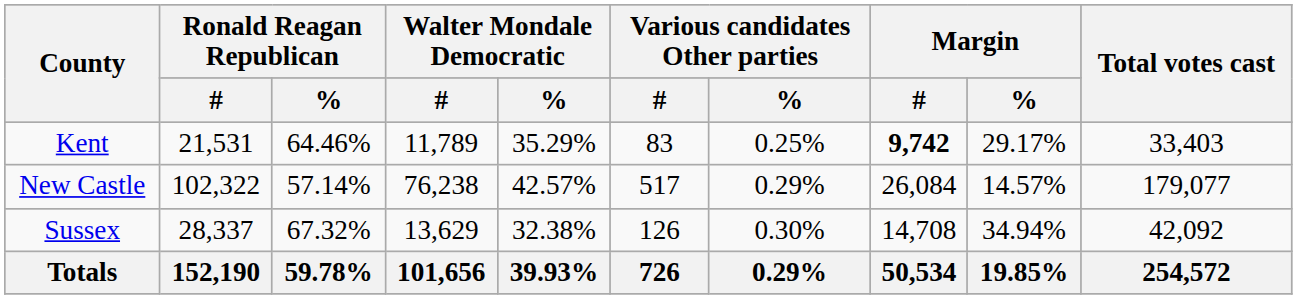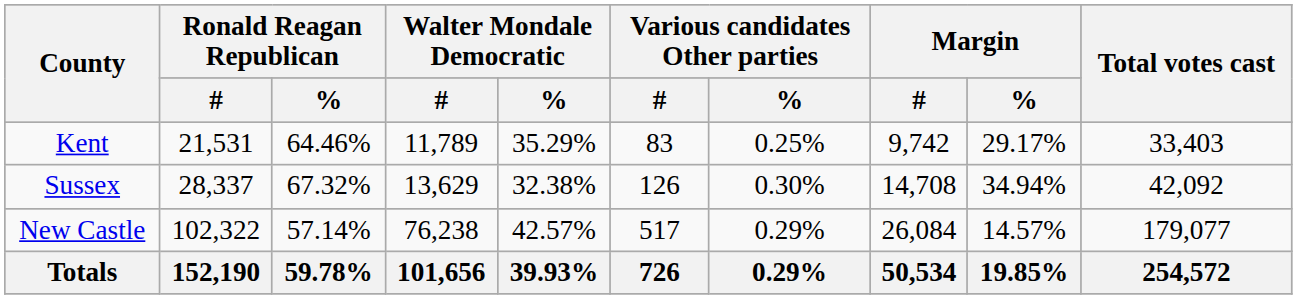(919, 142) bold -> (919, 142) normal
rows swapped: (82, 186) <-> (82, 229)
